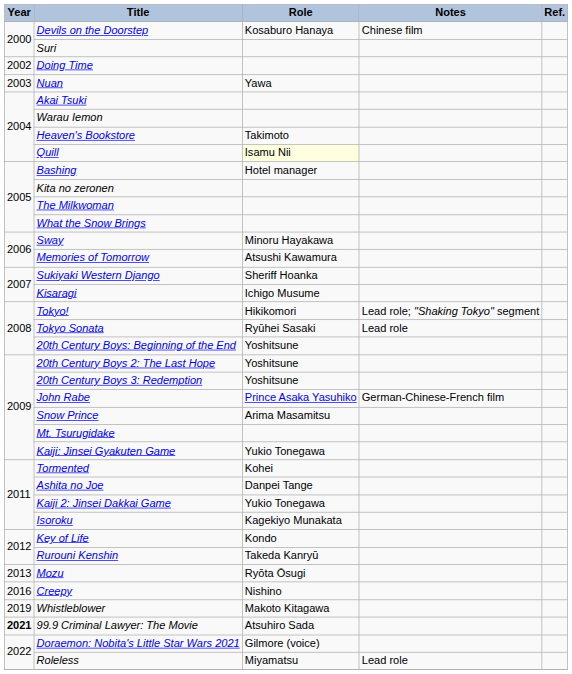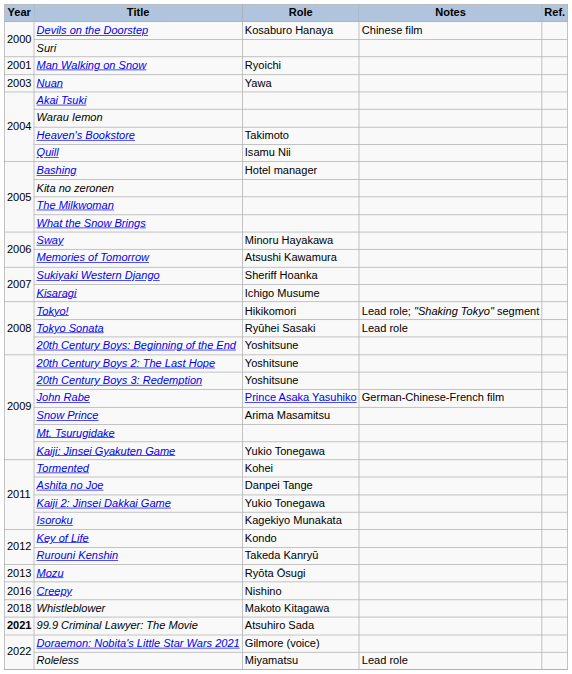+ row: (91, 65)
- row: (65, 65)
(268, 153) lightyellow background -> (268, 153) no background
(19, 608) 2019 -> (19, 608) 2018
